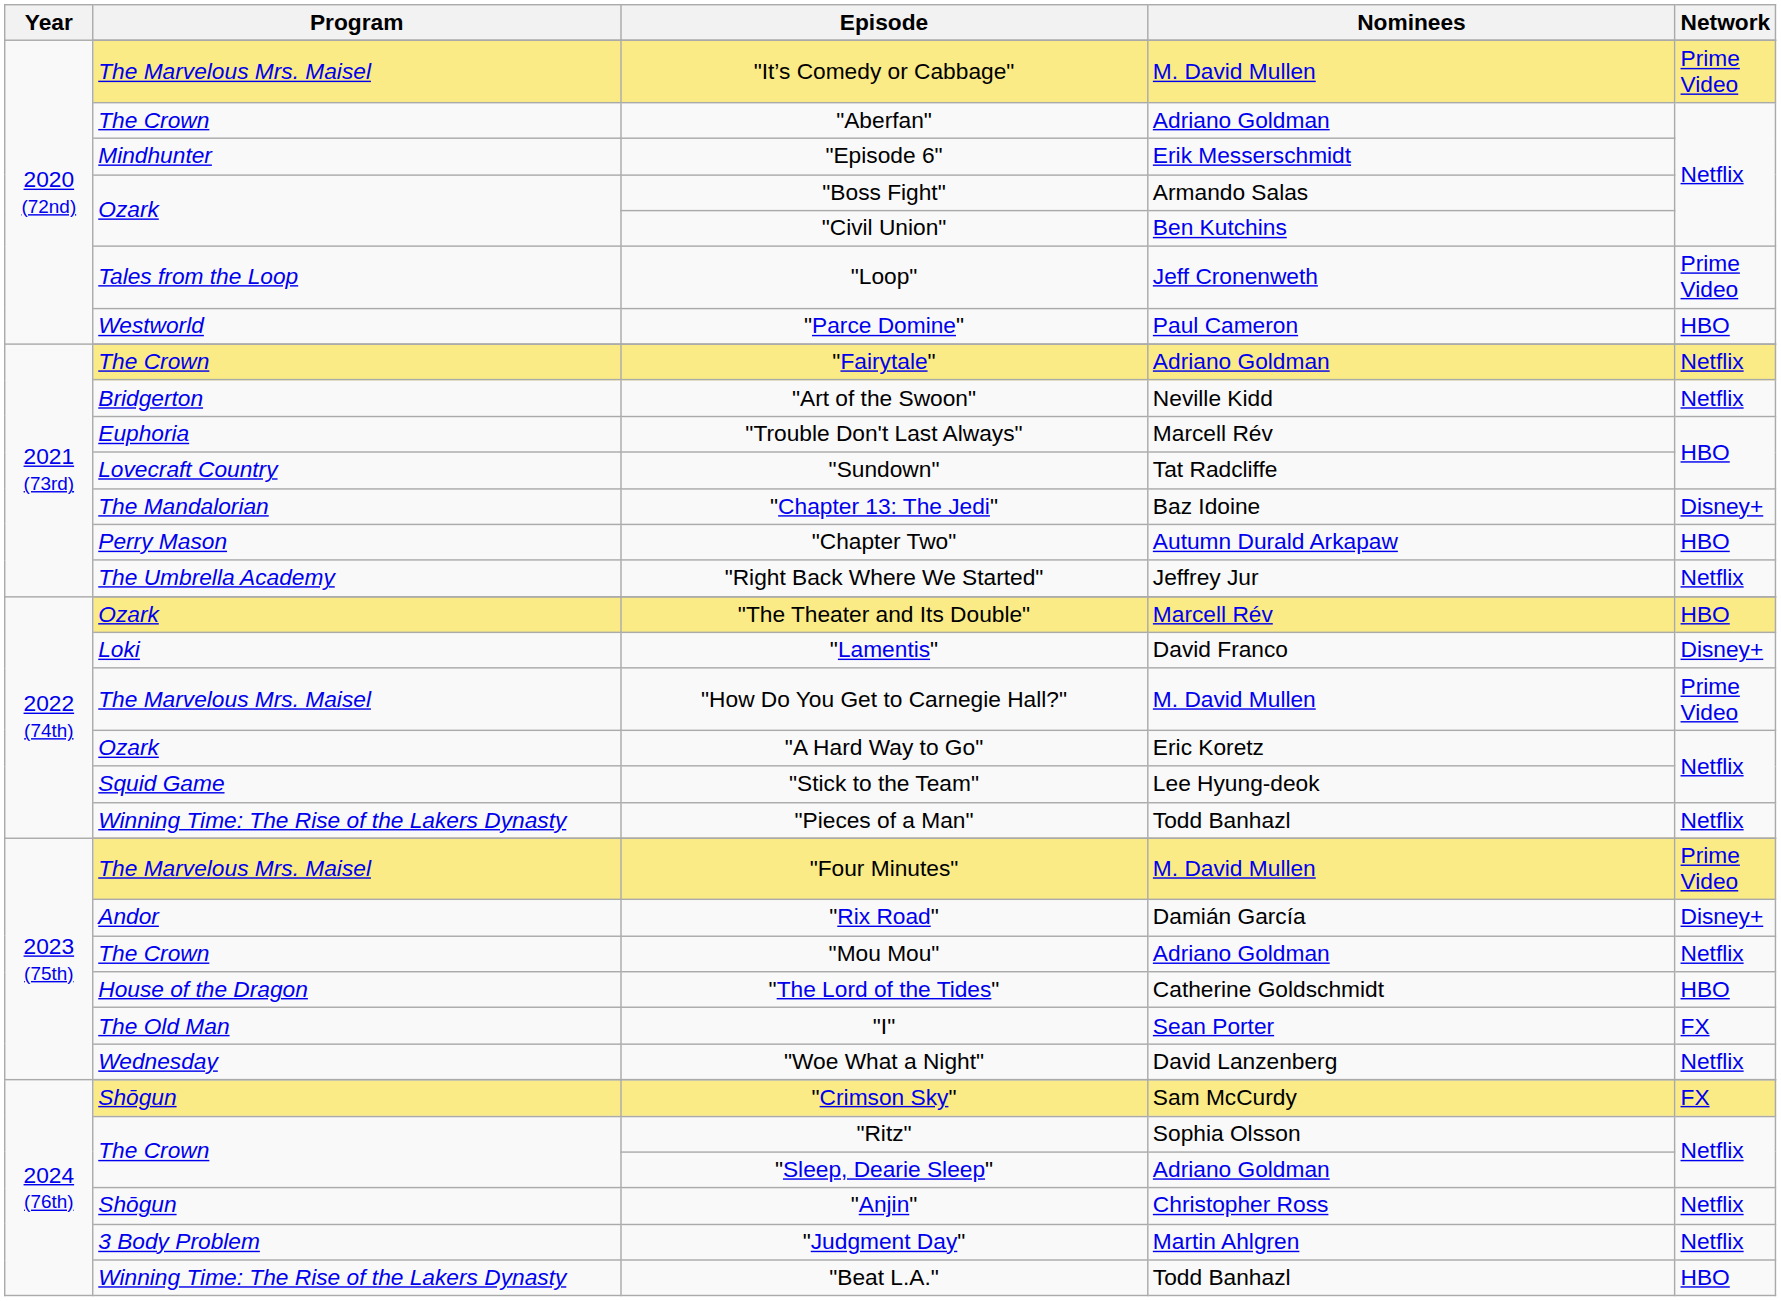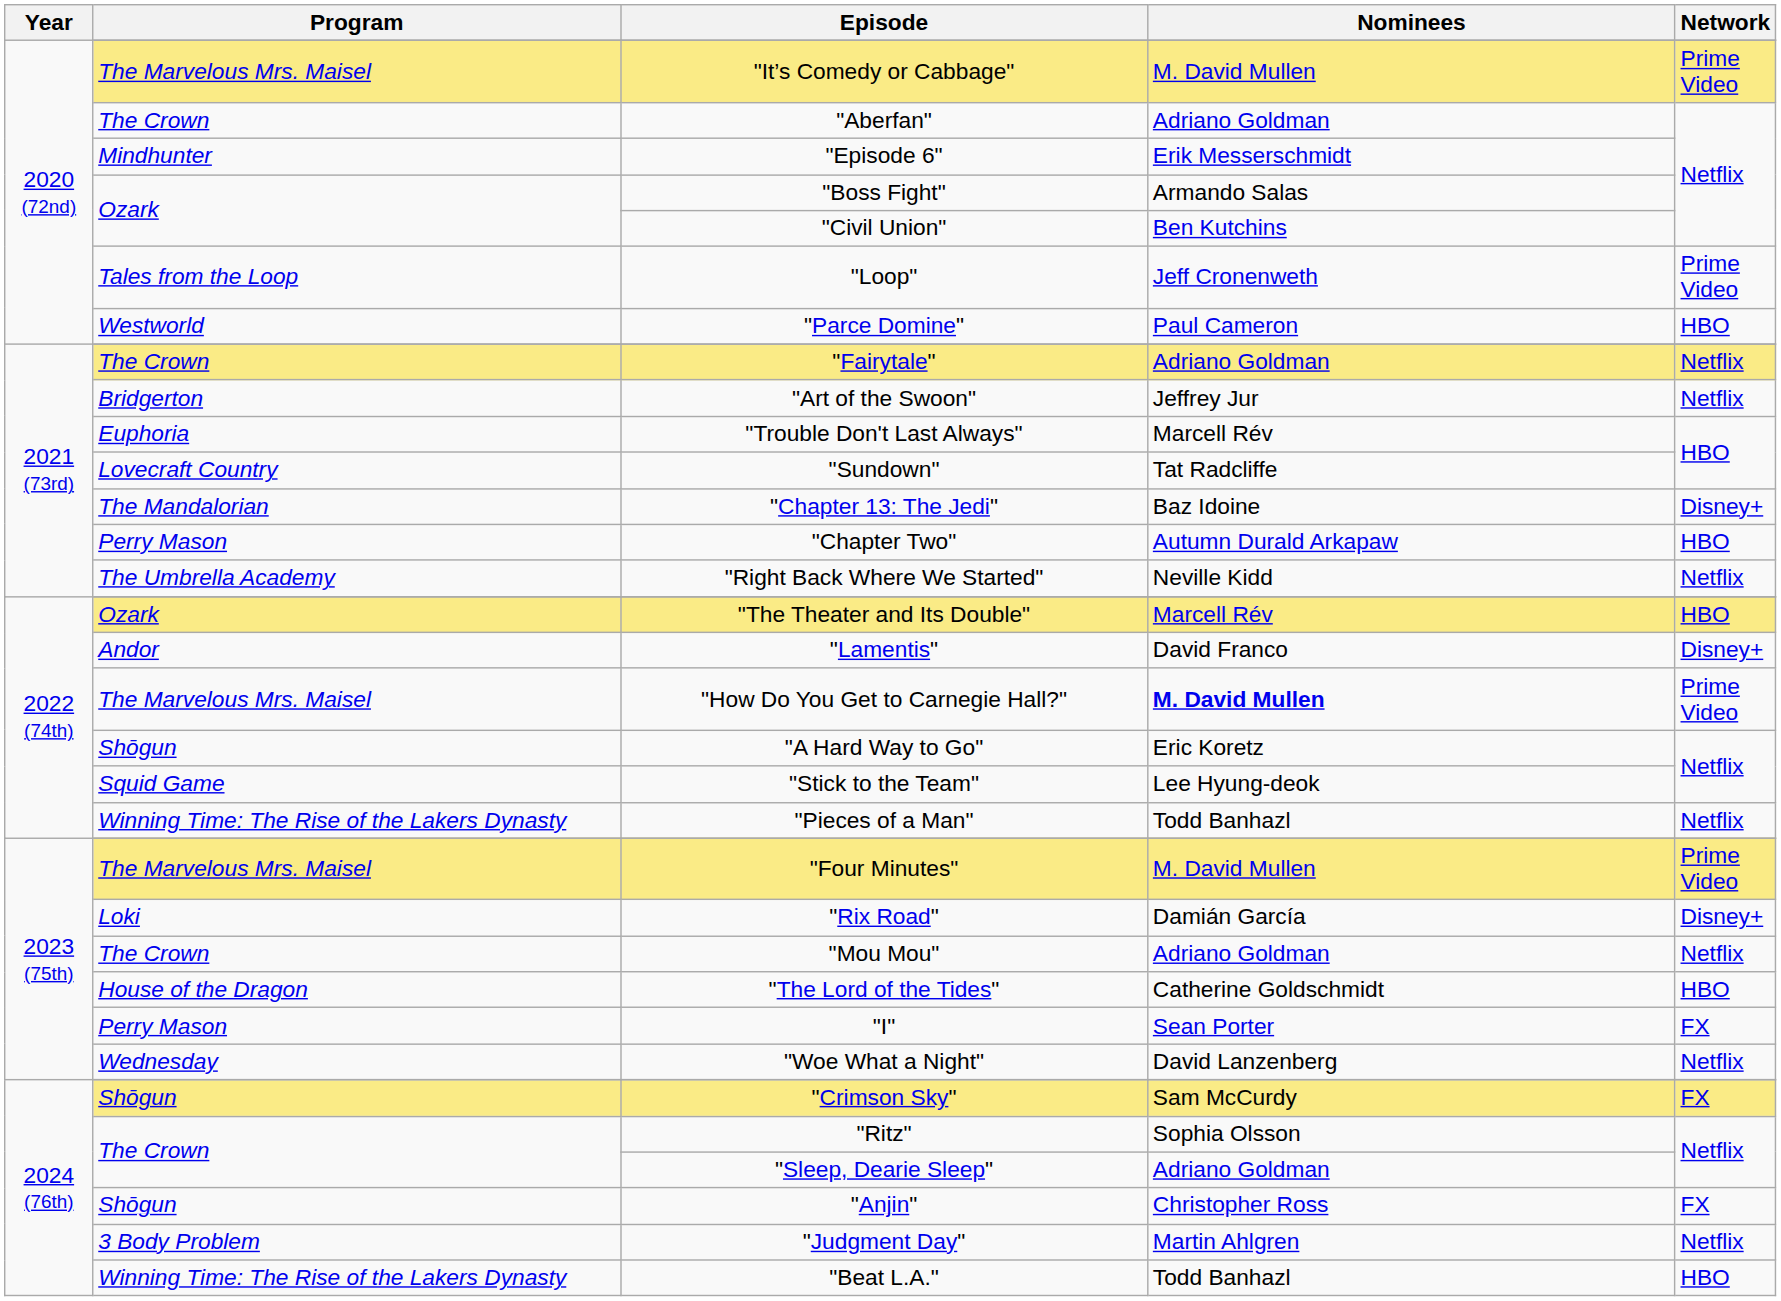(1213, 397) Neville Kidd -> (1206, 397) Jeffrey Jur
(1206, 578) Jeffrey Jur -> (1213, 578) Neville Kidd
(119, 650) Loki -> (129, 650) Andor
(1234, 698) normal -> (1239, 698) bold
(129, 747) Ozark -> (137, 747) Shōgun
(129, 917) Andor -> (119, 917) Loki
(164, 1025) The Old Man -> (163, 1025) Perry Mason
(1712, 1205) Netflix -> (1695, 1205) FX
